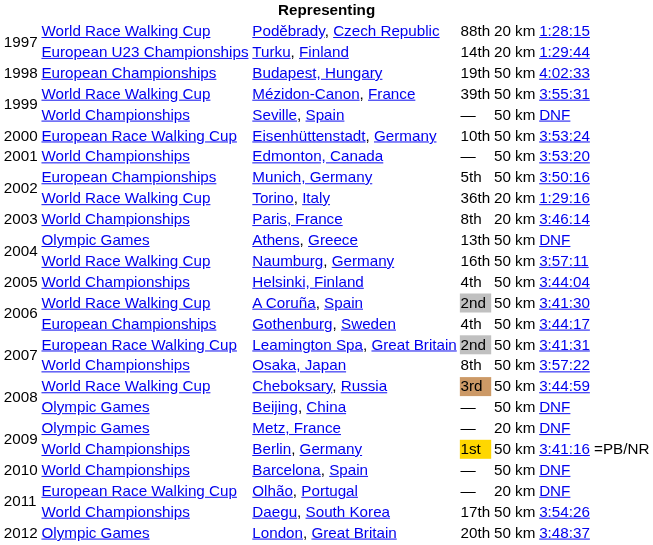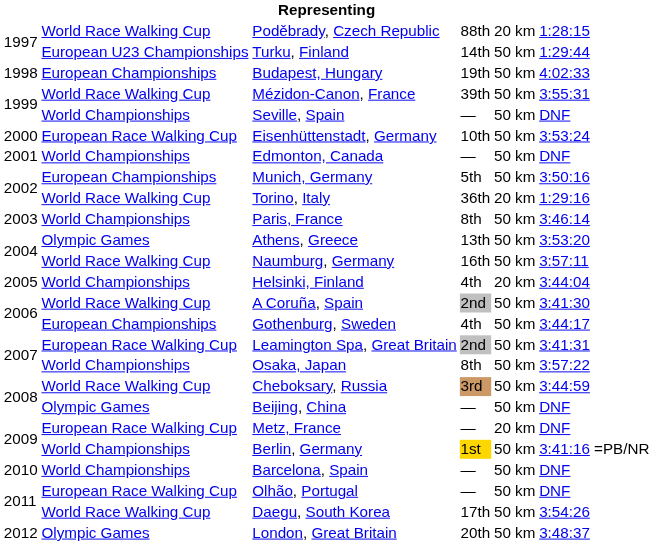(515, 52) 20 km -> (515, 52) 50 km
(565, 156) 3:53:20 -> (555, 156) DNF
(515, 219) 20 km -> (515, 219) 50 km
(555, 240) DNF -> (565, 240) 3:53:20
(515, 282) 50 km -> (515, 282) 20 km
(96, 428) Olympic Games -> (139, 428) European Race Walking Cup
(515, 491) 20 km -> (515, 491) 50 km
(116, 512) World Championships -> (126, 512) World Race Walking Cup
